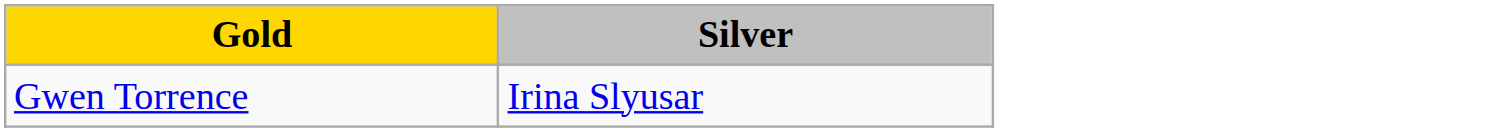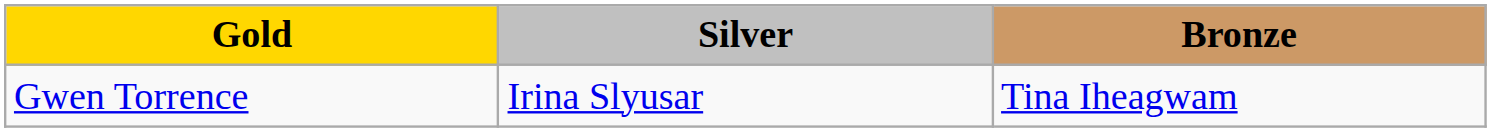+ column: (1239, 34)
